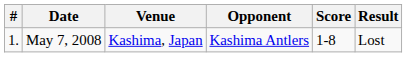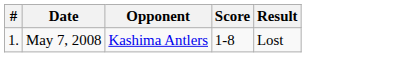- column: (156, 16)
